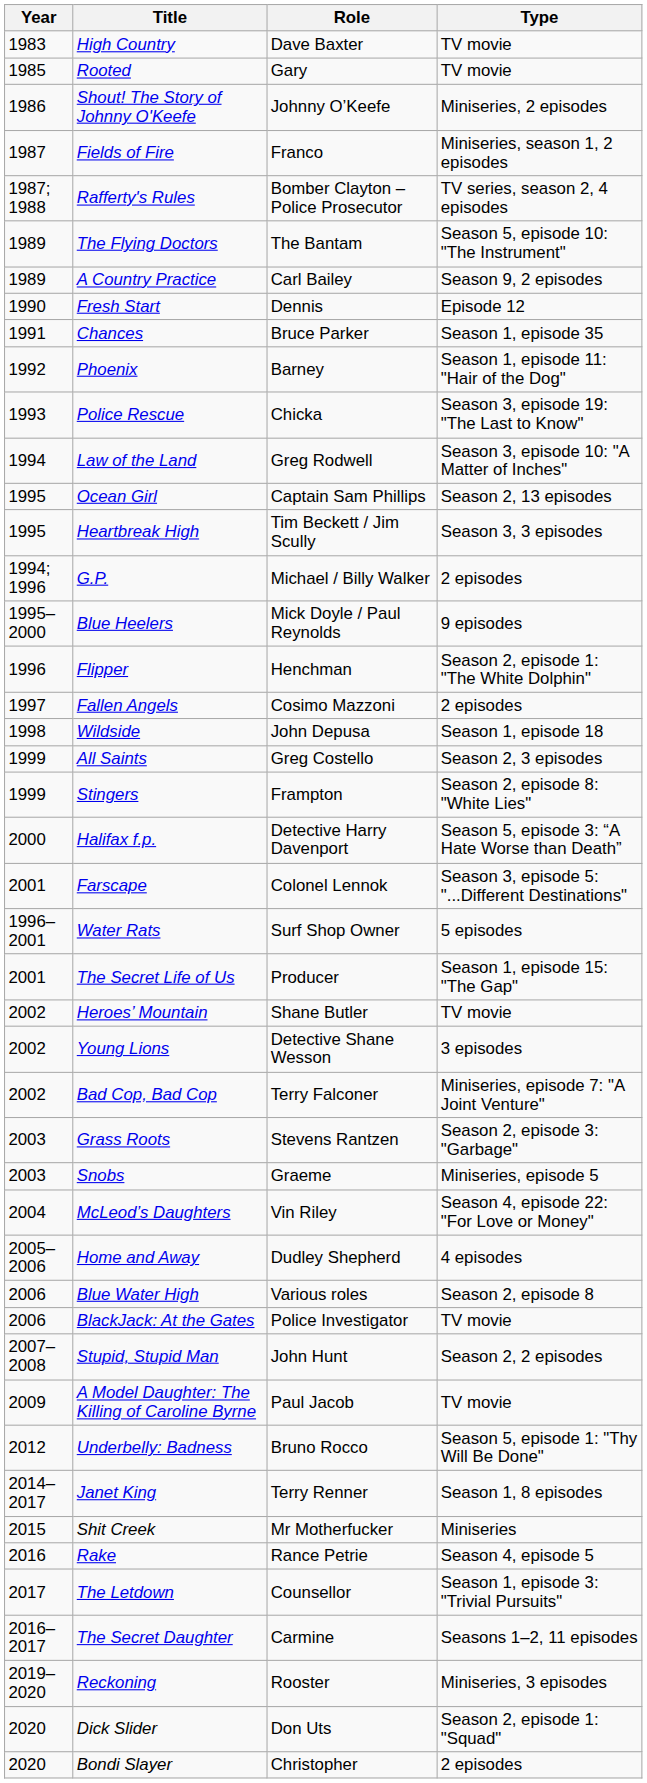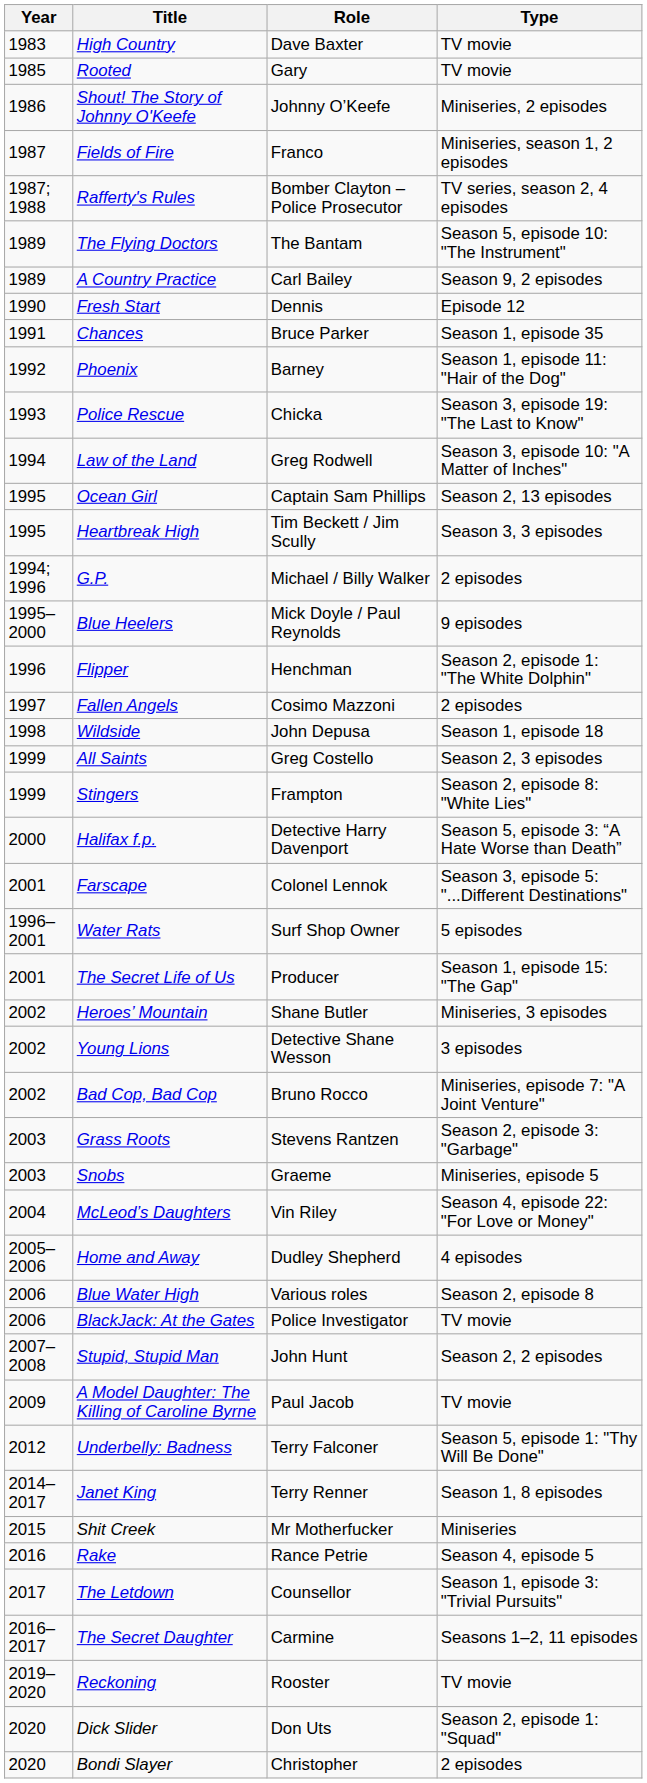(476, 1012) TV movie -> (524, 1012) Miniseries, 3 episodes
(324, 1094) Terry Falconer -> (319, 1094) Bruno Rocco
(319, 1447) Bruno Rocco -> (324, 1447) Terry Falconer
(524, 1683) Miniseries, 3 episodes -> (476, 1683) TV movie
